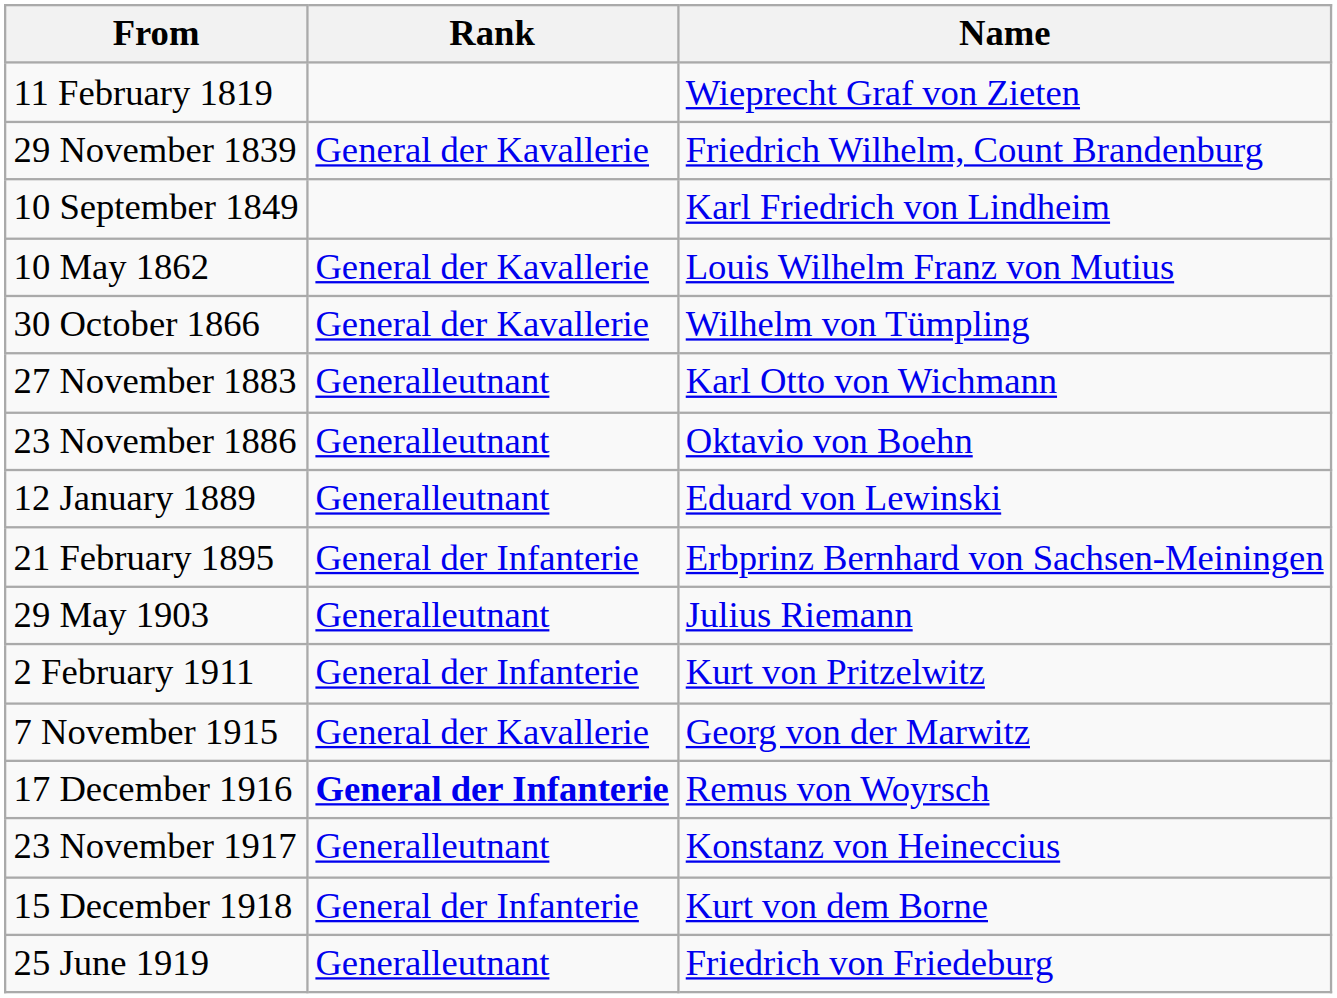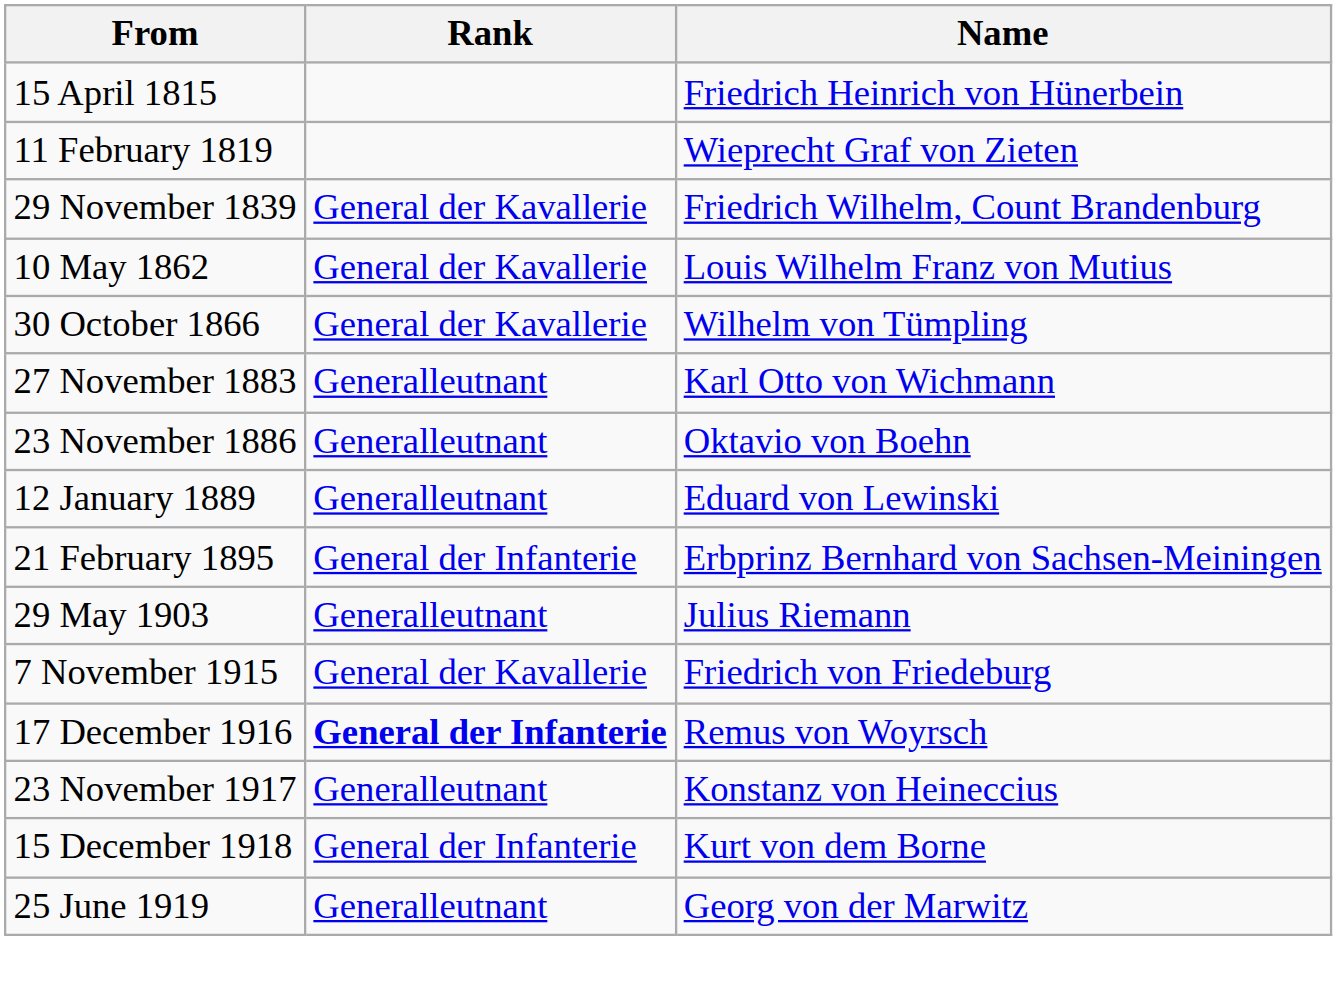+ row: (115, 91)
- row: (156, 207)
- row: (134, 672)
(858, 730) Georg von der Marwitz -> (868, 672) Friedrich von Friedeburg
(870, 963) Friedrich von Friedeburg -> (856, 905) Georg von der Marwitz
